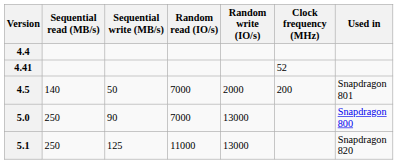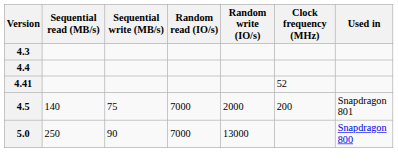+ row: (23, 51)
(112, 90) 50 -> (112, 106) 75
- row: (23, 145)
